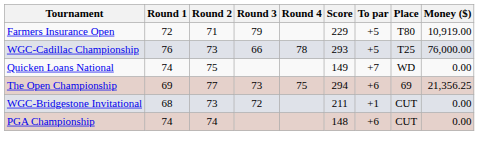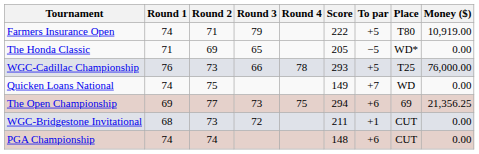(167, 31) 72 -> (167, 31) 74
(340, 31) 229 -> (340, 31) 222
+ row: (49, 49)
